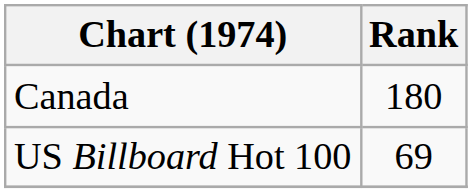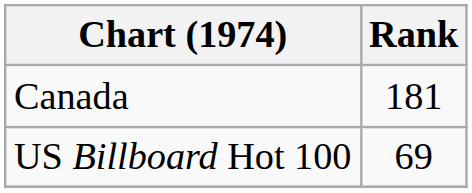(414, 95) 180 -> (414, 95) 181
